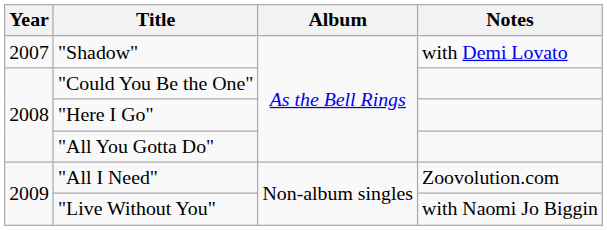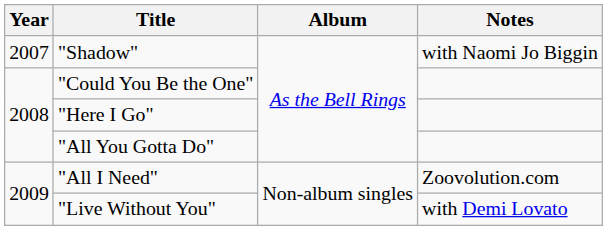(495, 51) with Demi Lovato -> (510, 51) with Naomi Jo Biggin
(510, 209) with Naomi Jo Biggin -> (495, 209) with Demi Lovato
